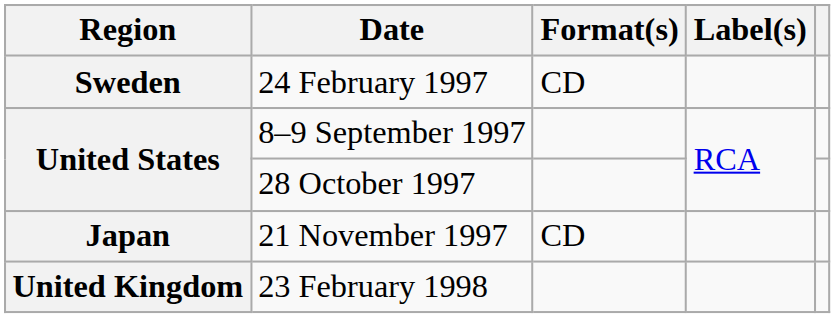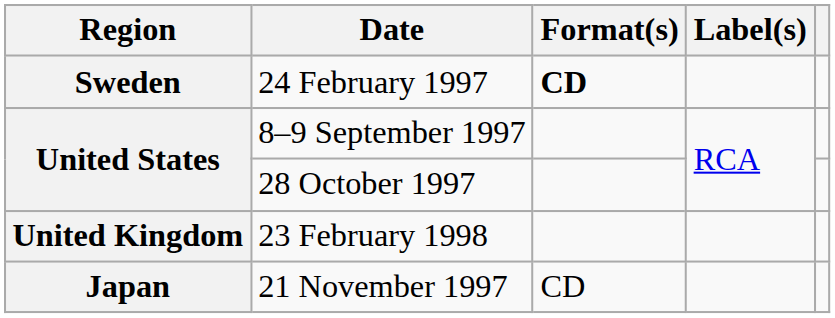(563, 81) normal -> (564, 81) bold
rows swapped: (383, 235) <-> (373, 286)
